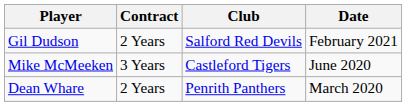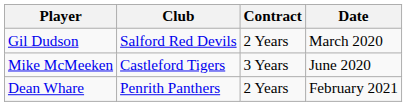columns swapped: (244, 16) <-> (149, 16)
(353, 40) February 2021 -> (346, 40) March 2020
(346, 88) March 2020 -> (353, 88) February 2021
